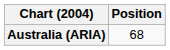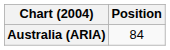(137, 34) 68 -> (137, 34) 84
